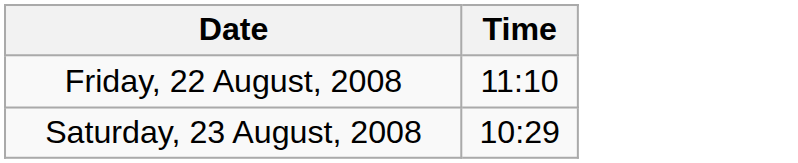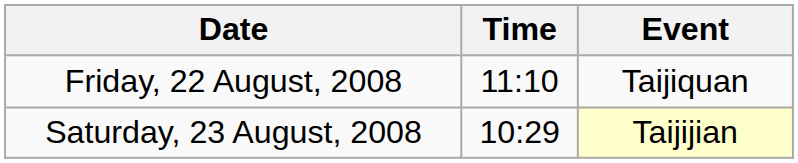+ column: (685, 30)
